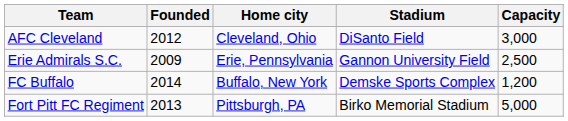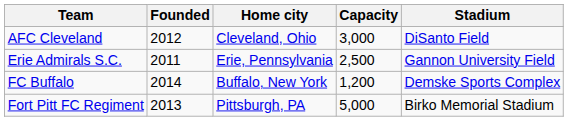columns swapped: (417, 15) <-> (531, 15)
(166, 60) 2009 -> (165, 60) 2011
